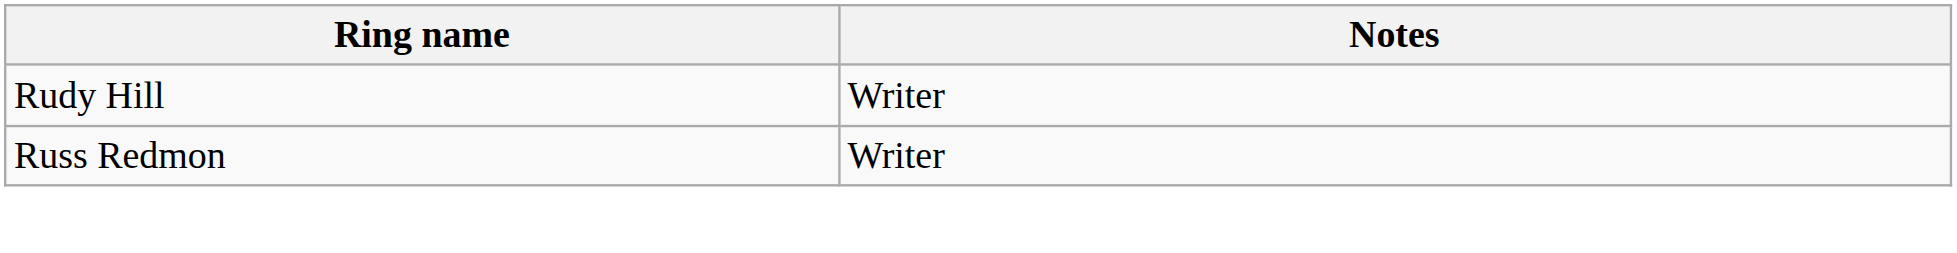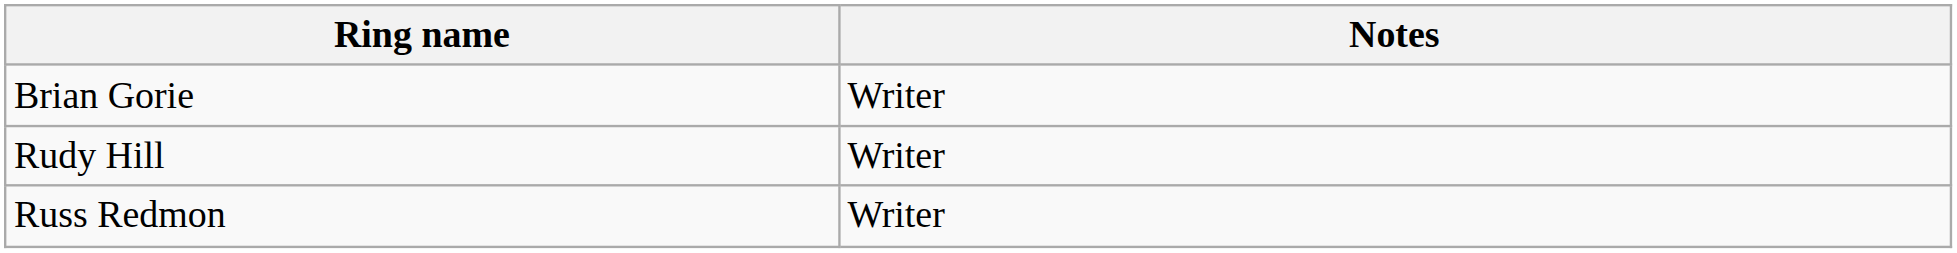+ row: (104, 94)
